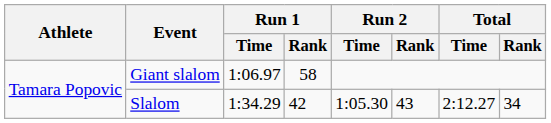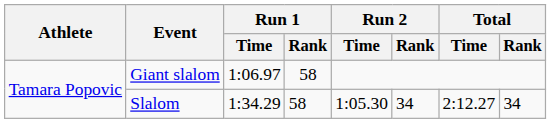(297, 103) 42 -> (297, 103) 58
(405, 103) 43 -> (405, 103) 34
